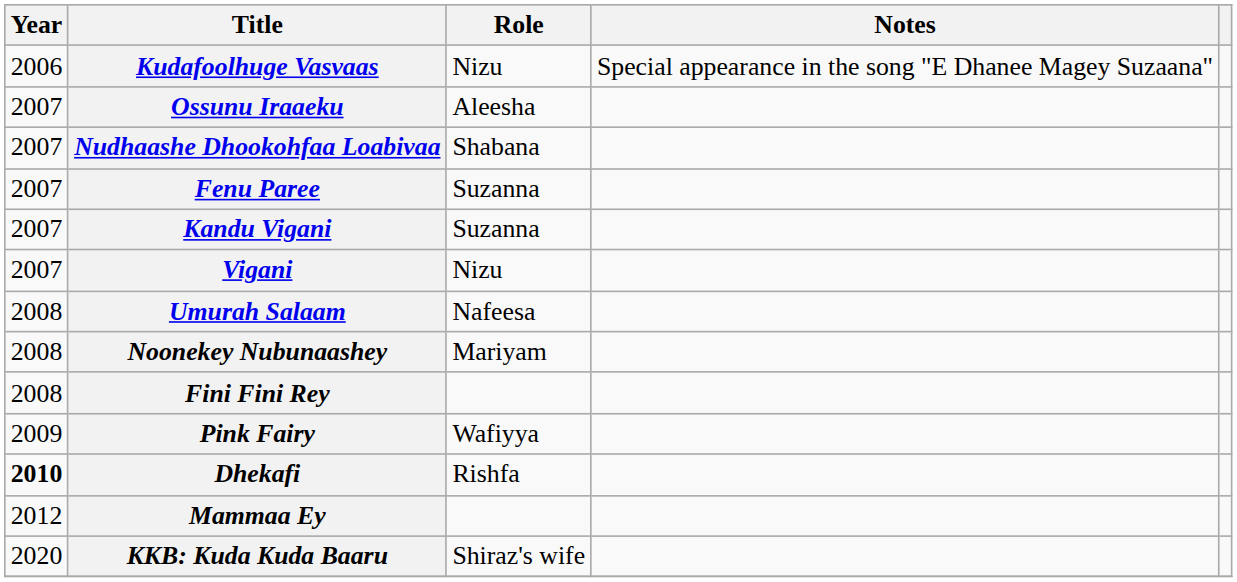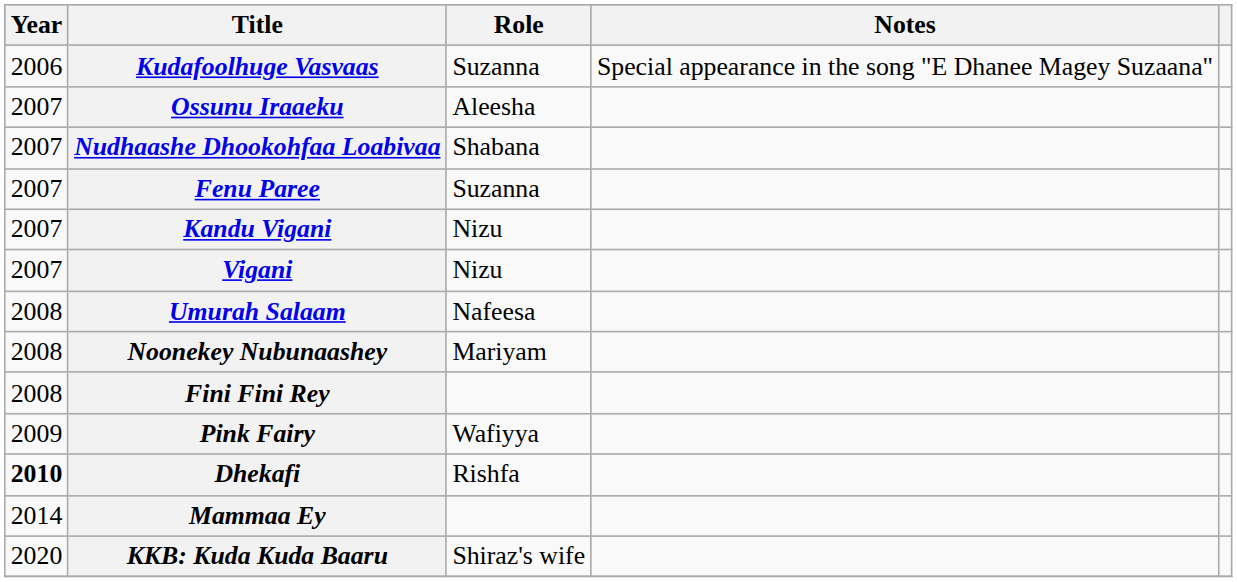(477, 65) Nizu -> (496, 65) Suzanna
(496, 229) Suzanna -> (477, 229) Nizu
(37, 515) 2012 -> (37, 515) 2014
